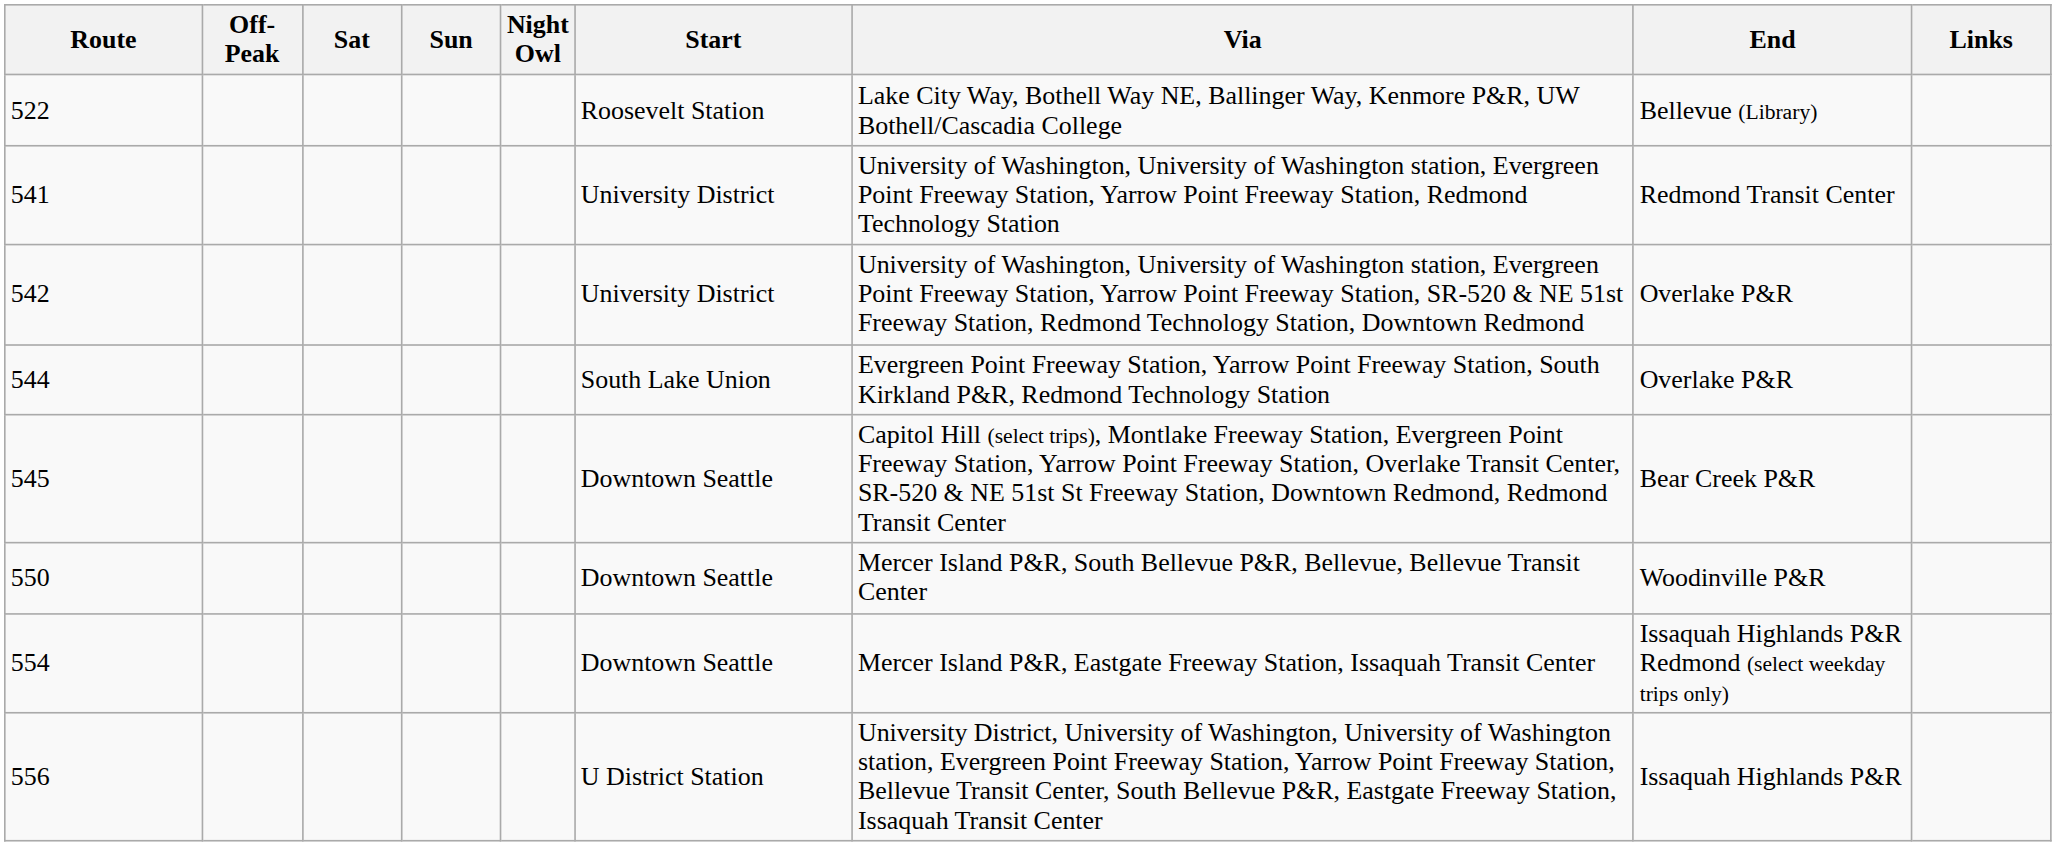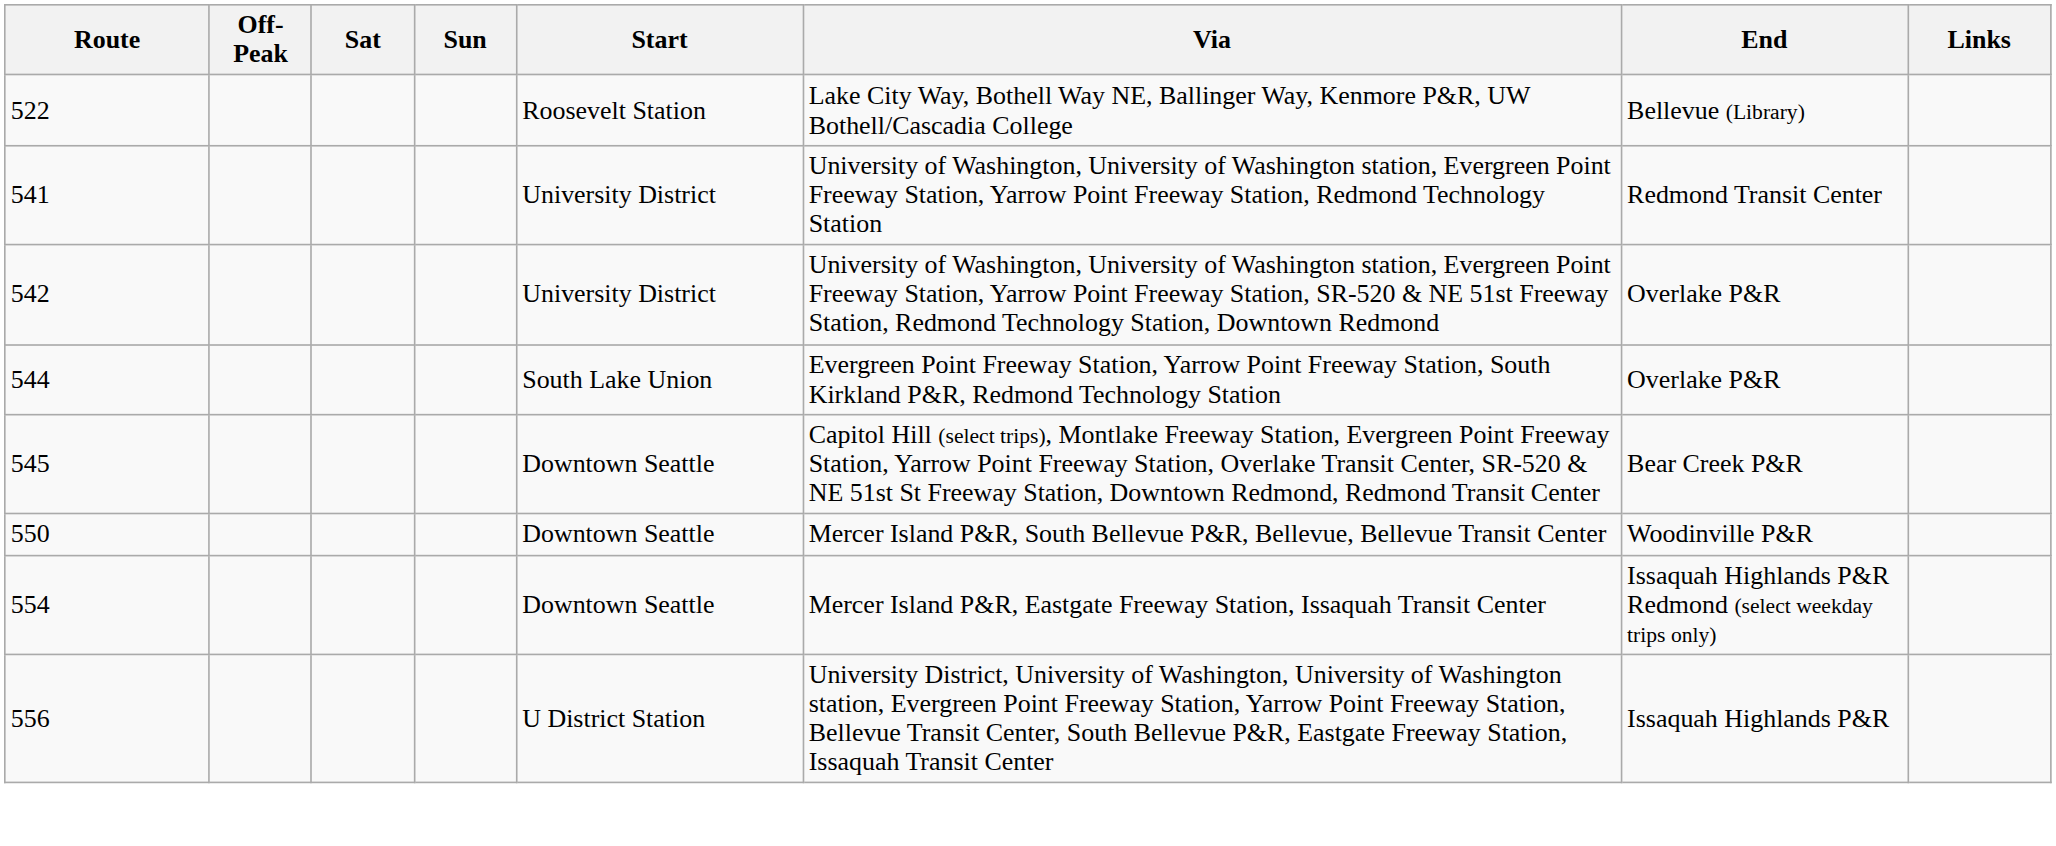- column: (538, 39)
